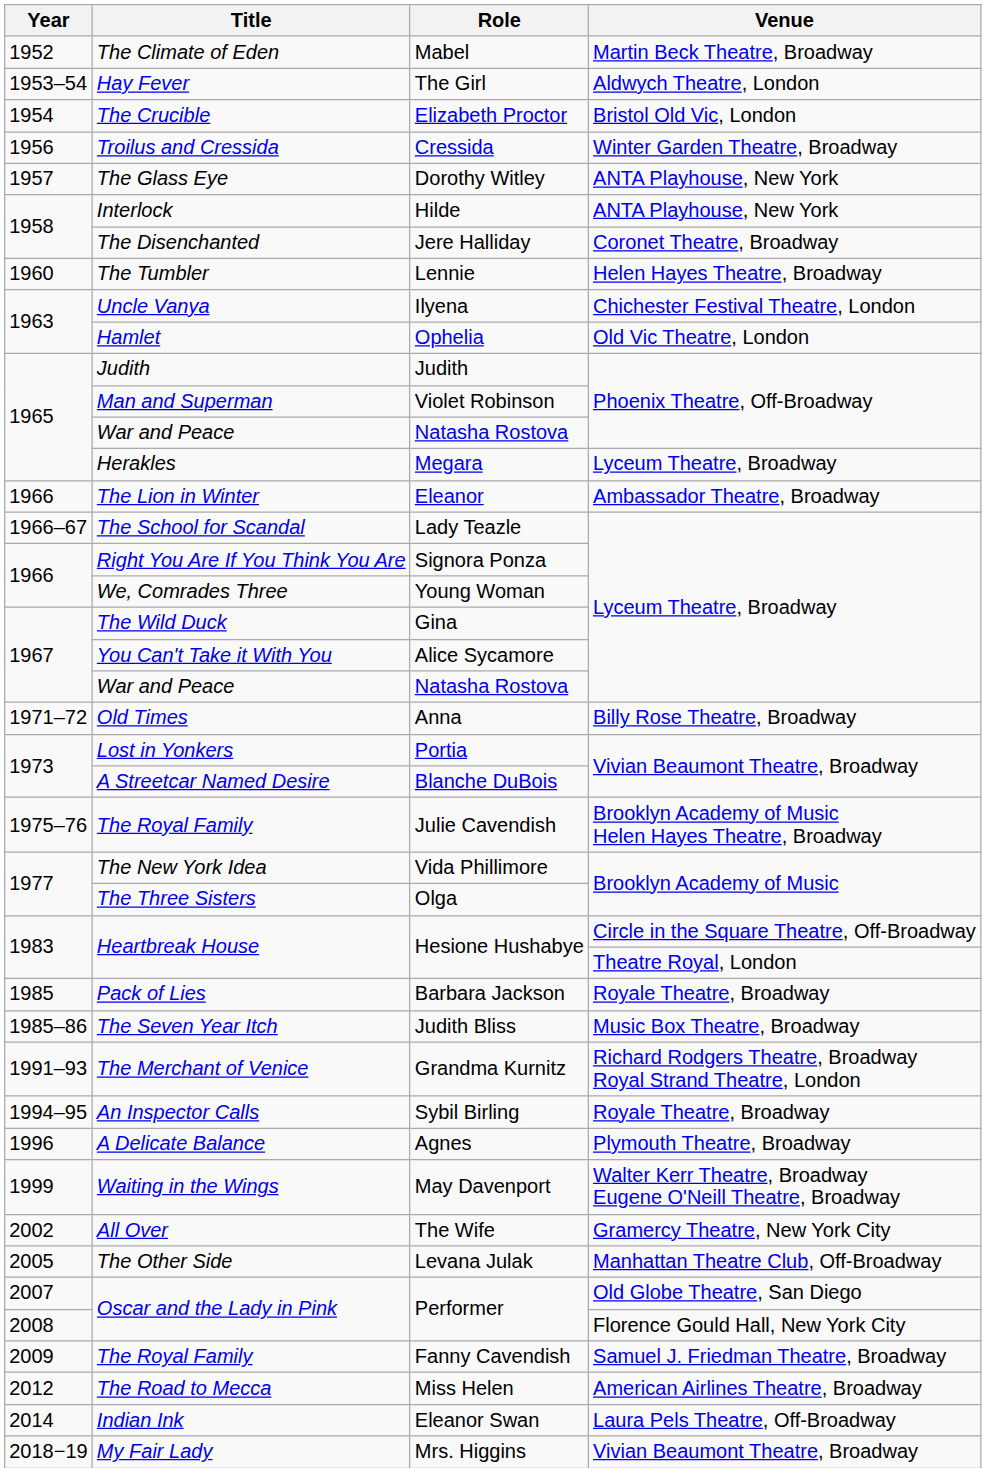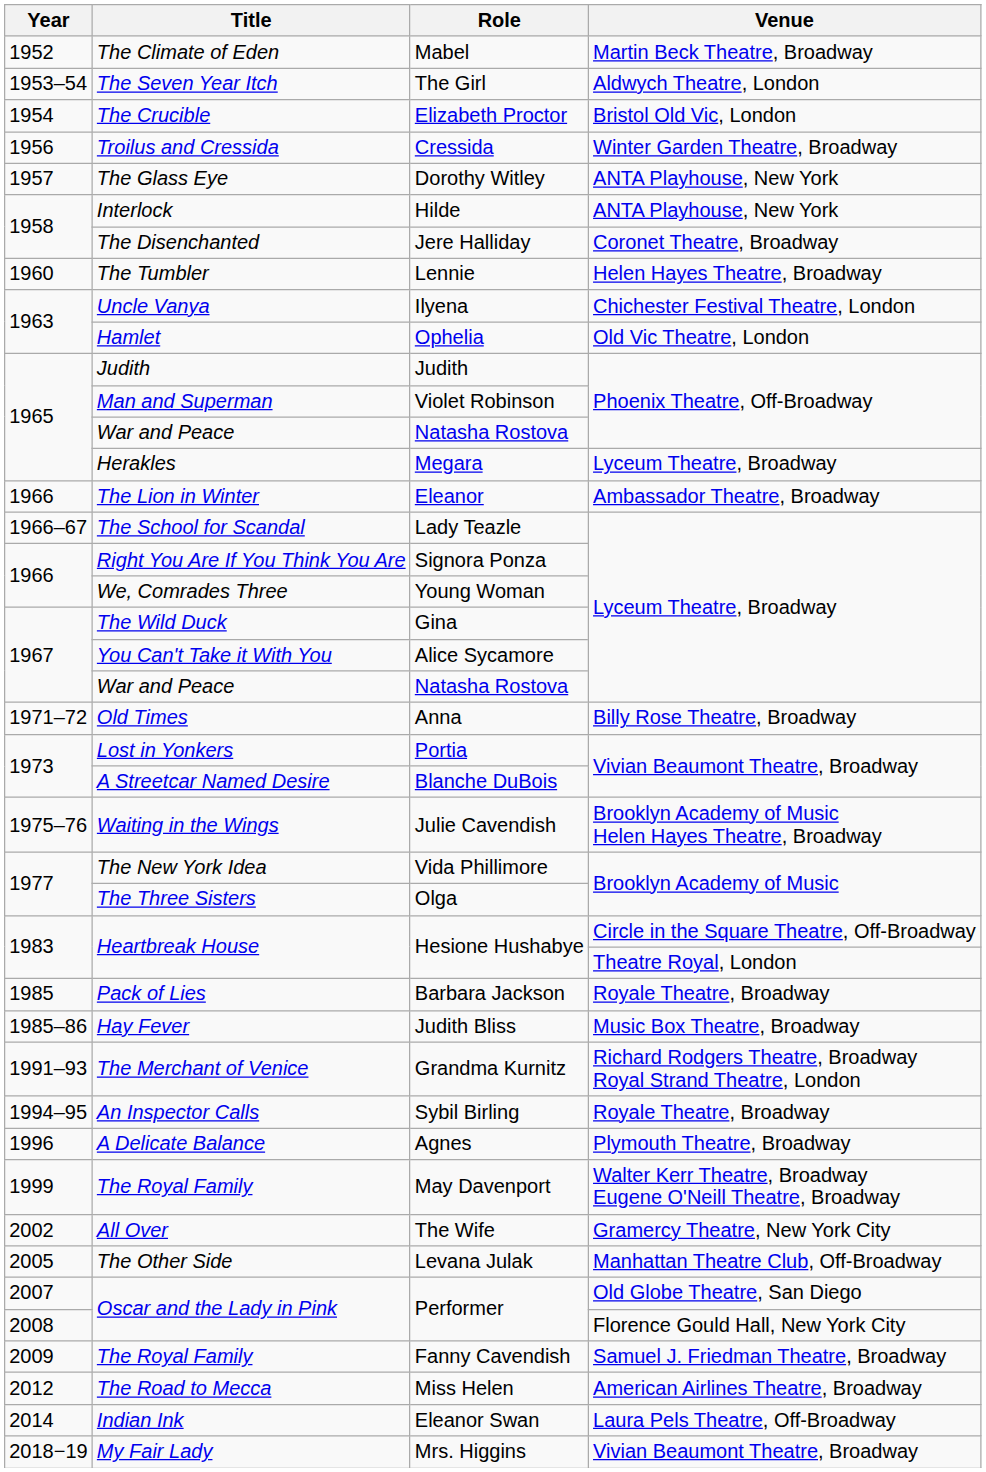(143, 83) Hay Fever -> (187, 83) The Seven Year Itch
(175, 824) The Royal Family -> (188, 824) Waiting in the Wings
(187, 1026) The Seven Year Itch -> (143, 1026) Hay Fever
(188, 1186) Waiting in the Wings -> (175, 1186) The Royal Family
